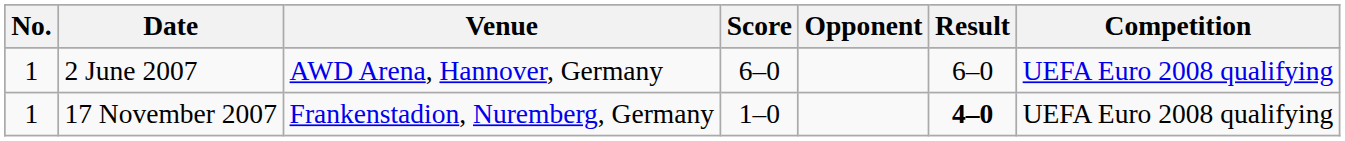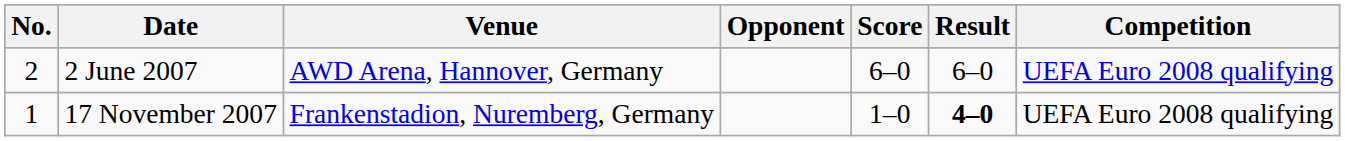columns swapped: (863, 26) <-> (759, 26)
(31, 69) 1 -> (31, 69) 2
